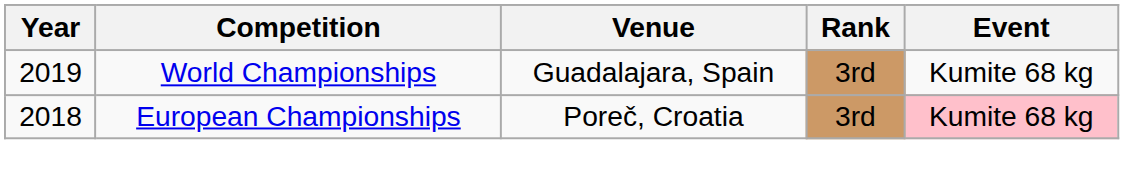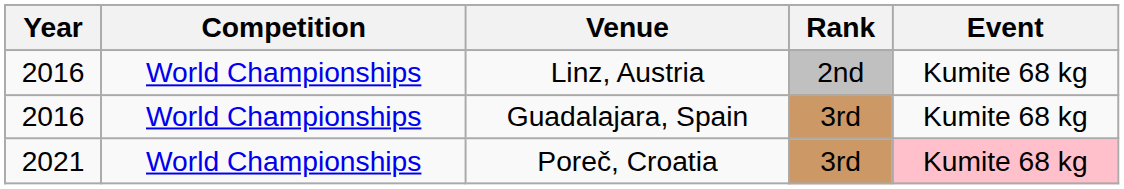+ row: (628, 72)
(51, 72) 2019 -> (53, 117) 2016
(51, 117) 2018 -> (53, 161) 2021
(298, 117) European Championships -> (284, 161) World Championships
